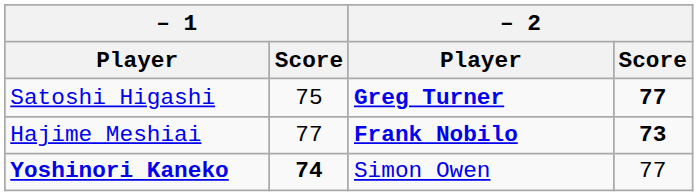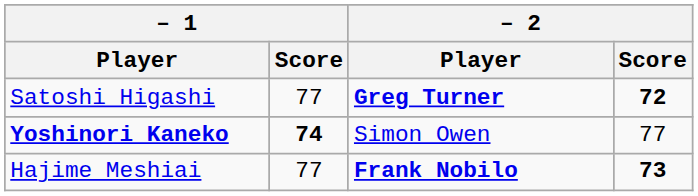(309, 98) 75 -> (309, 98) 77
(653, 98) 77 -> (653, 98) 72
rows swapped: (120, 172) <-> (106, 135)
